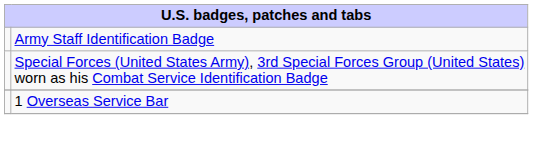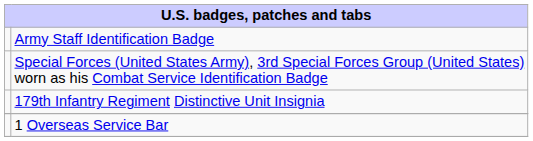+ row: (170, 101)
